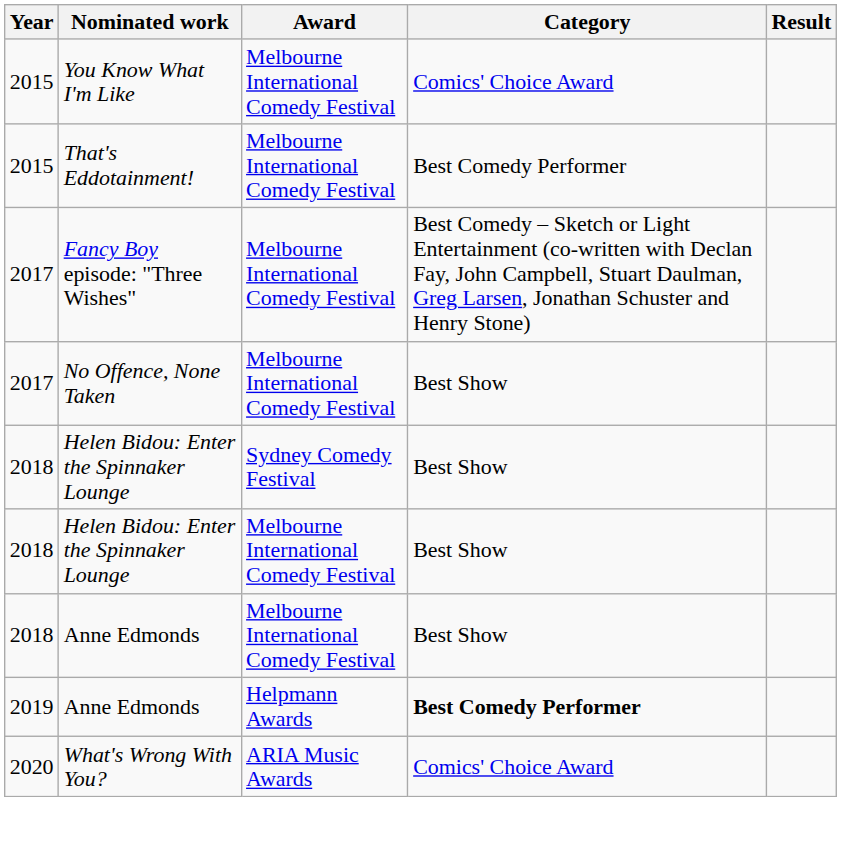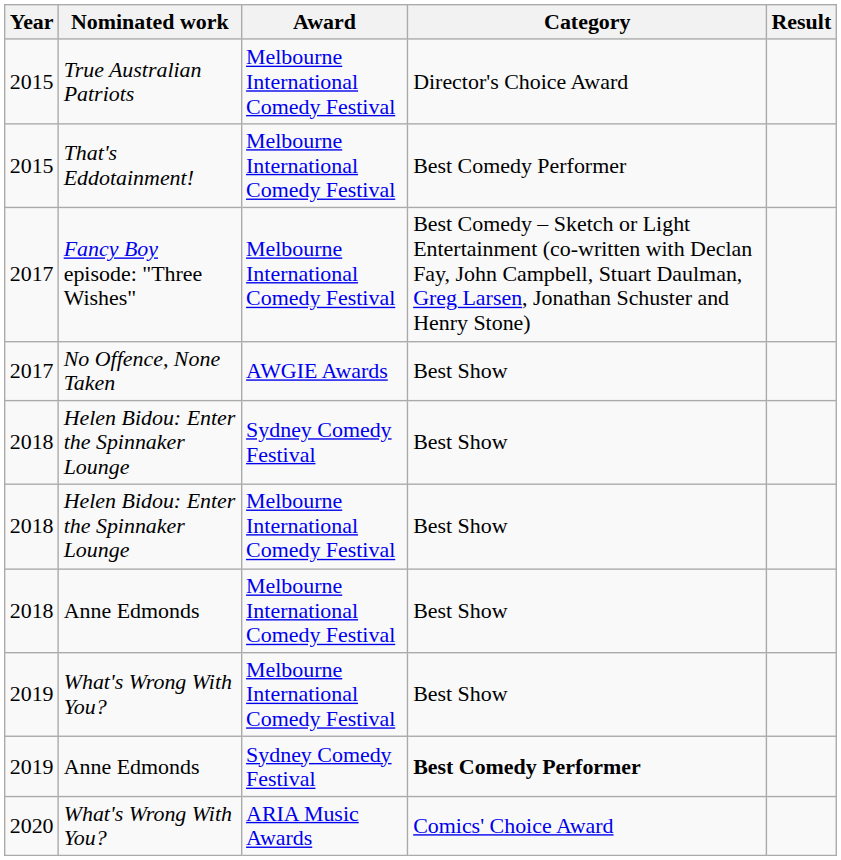- row: (32, 81)
+ row: (32, 81)
(321, 382) Melbourne International Comedy Festival -> (317, 370) AWGIE Awards
+ row: (32, 694)
(292, 706) Helpmann Awards -> (319, 766) Sydney Comedy Festival
